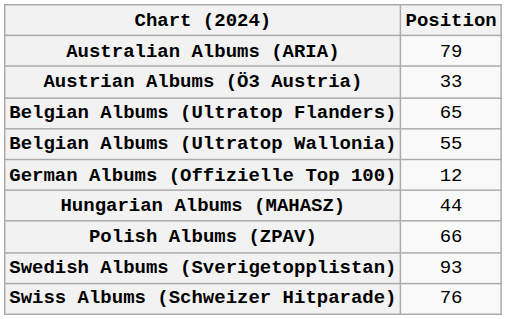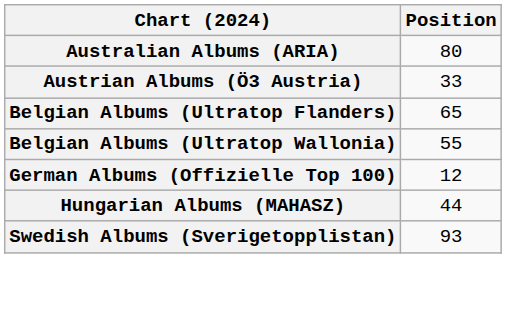(451, 51) 79 -> (451, 51) 80
- row: (203, 237)
- row: (203, 299)
